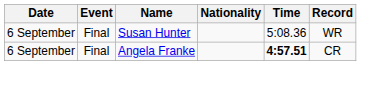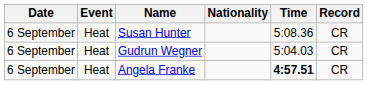(96, 32) Final -> (96, 32) Heat
(333, 32) WR -> (340, 32) CR
+ row: (160, 51)
(96, 51) Final -> (96, 70) Heat
